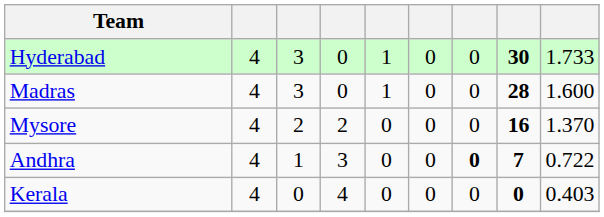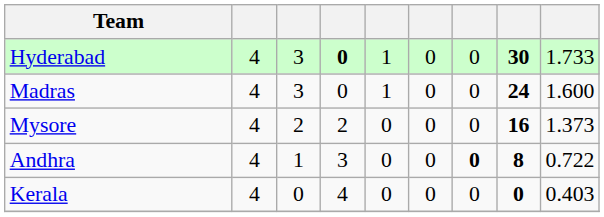(342, 56) normal -> (342, 56) bold
(519, 90) 28 -> (519, 90) 24
(570, 125) 1.370 -> (570, 125) 1.373
(519, 159) 7 -> (519, 159) 8
